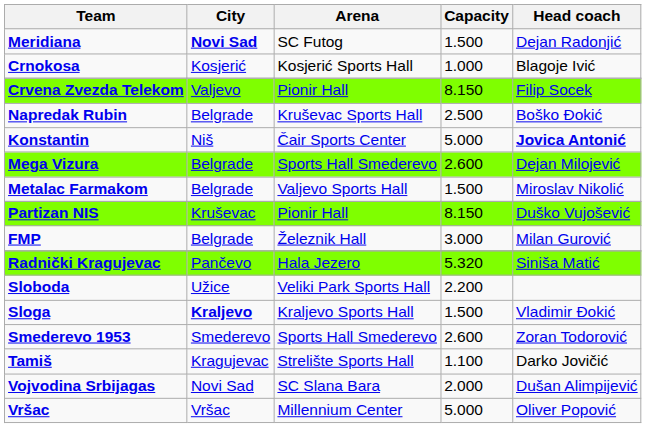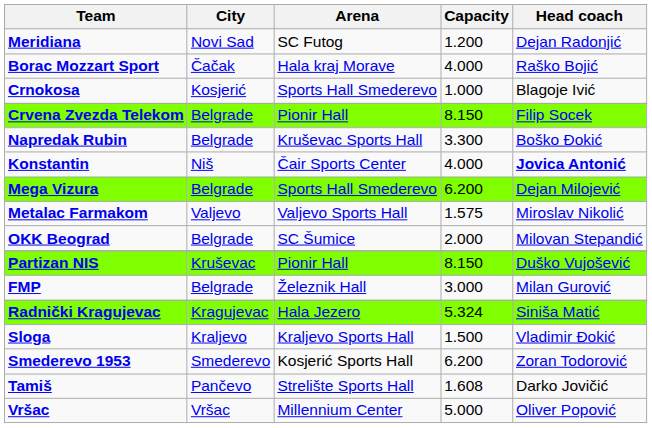(224, 41) bold -> (222, 41) normal
(464, 41) 1.500 -> (464, 41) 1.200
+ row: (84, 66)
(345, 66) Kosjerić Sports Hall -> (357, 90) Sports Hall Smederevo
(216, 90) Valjevo -> (222, 115) Belgrade
(464, 115) 2.500 -> (464, 139) 3.300
(464, 139) 5.000 -> (464, 164) 4.000
(464, 164) 2.600 -> (464, 189) 6.200
(222, 189) Belgrade -> (216, 213) Valjevo
(464, 189) 1.500 -> (464, 213) 1.575
+ row: (59, 238)
(221, 262) Pančevo -> (230, 312) Kragujevac
(464, 262) 5.320 -> (464, 312) 5.324
- row: (39, 287)
(222, 312) bold -> (219, 336) normal
(357, 336) Sports Hall Smederevo -> (345, 361) Kosjerić Sports Hall
(464, 336) 2.600 -> (464, 361) 6.200
(230, 361) Kragujevac -> (221, 386) Pančevo
(464, 361) 1.100 -> (464, 386) 1.608
- row: (82, 386)
